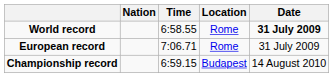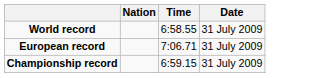- column: (224, 13)
(289, 30) bold -> (232, 30) normal
(289, 64) 14 August 2010 -> (232, 64) 31 July 2009
